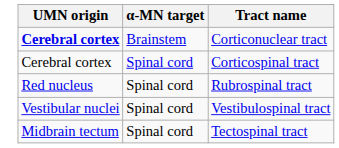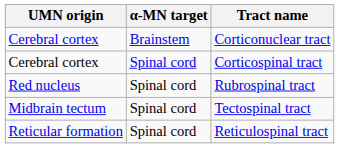(70, 39) bold -> (54, 39) normal
- row: (271, 108)
+ row: (271, 131)
